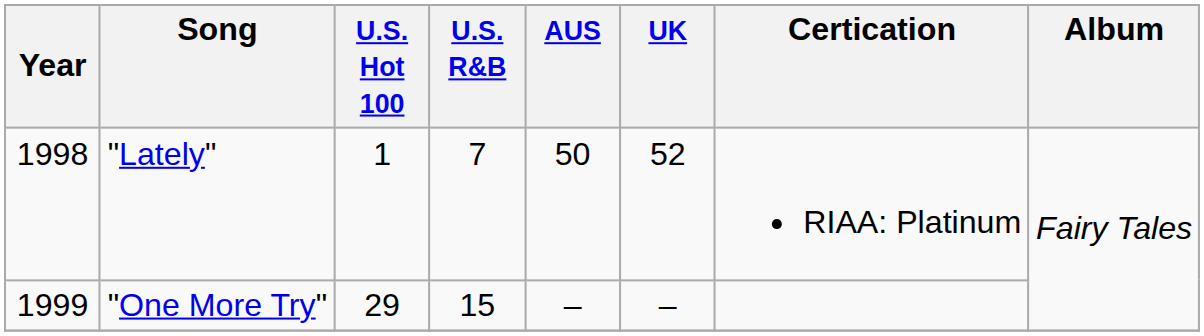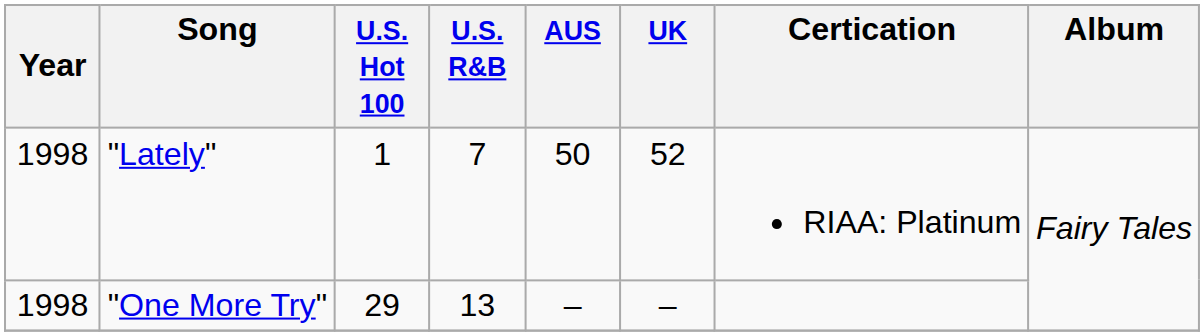(53, 304) 1999 -> (53, 304) 1998
(477, 304) 15 -> (477, 304) 13
